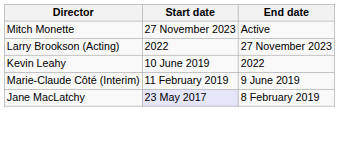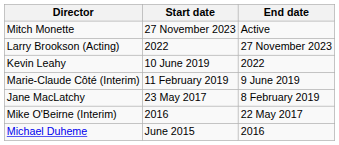(176, 98) lavender background -> (176, 98) no background
+ row: (62, 115)
+ row: (47, 132)
